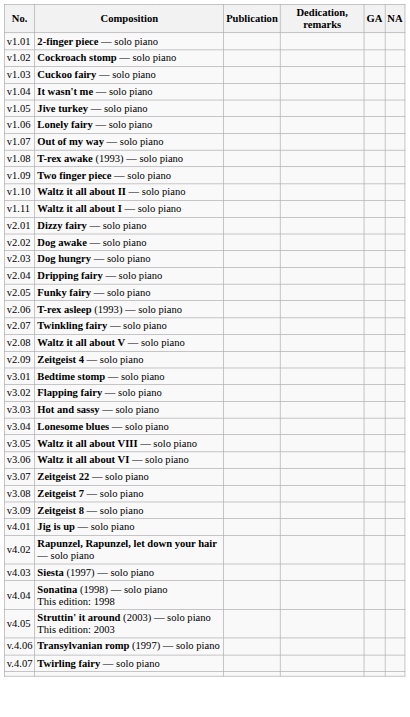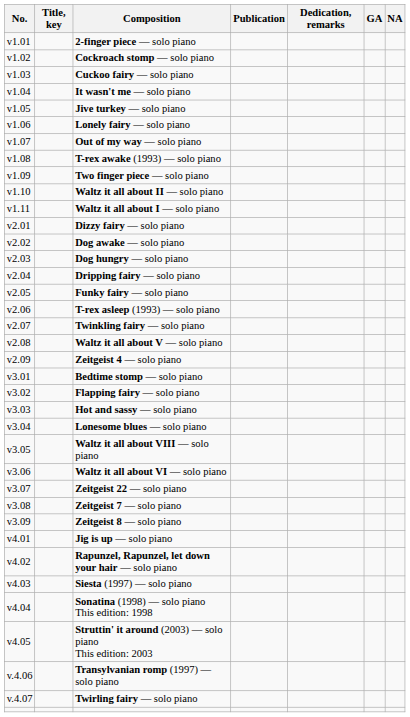+ column: (54, 18)
